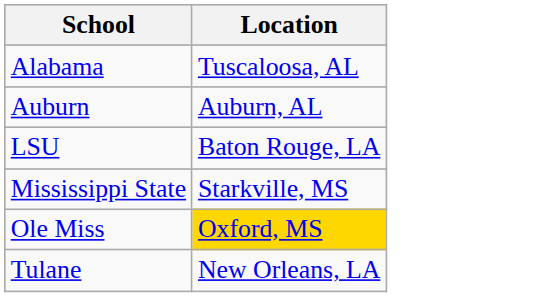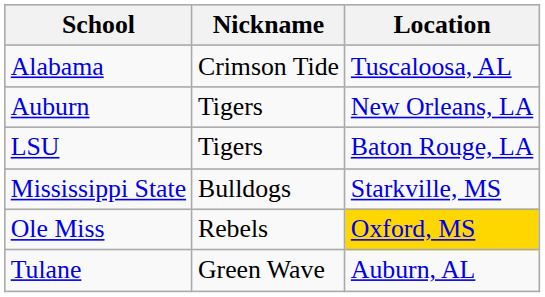+ column: (268, 24)
(260, 106) Auburn, AL -> (442, 106) New Orleans, LA
(289, 270) New Orleans, LA -> (413, 270) Auburn, AL
